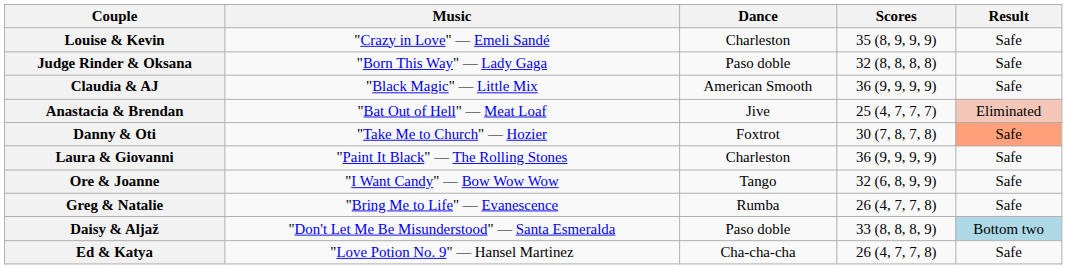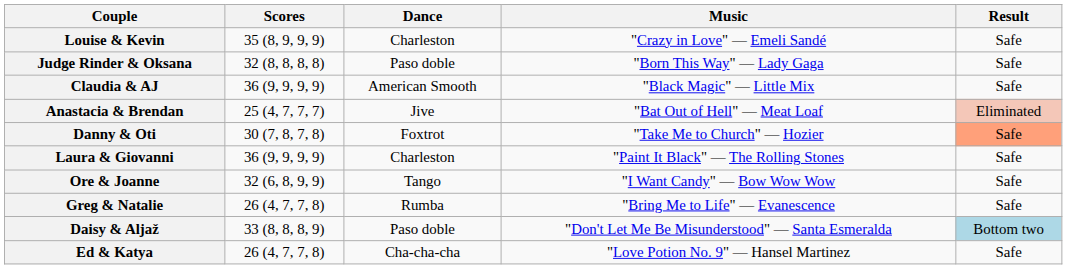columns swapped: (896, 16) <-> (452, 16)
